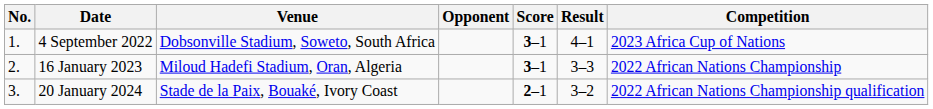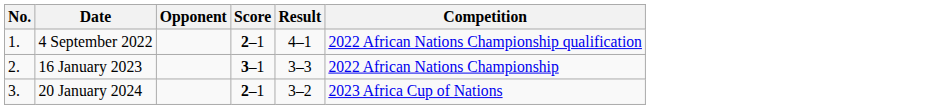- column: (297, 16)
(535, 41) 3–1 -> (253, 41) 2–1
(698, 41) 2023 Africa Cup of Nations -> (485, 41) 2022 African Nations Championship qualification
(768, 91) 2022 African Nations Championship qualification -> (415, 91) 2023 Africa Cup of Nations
